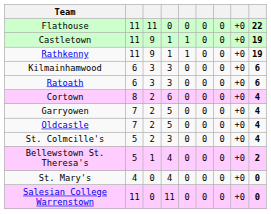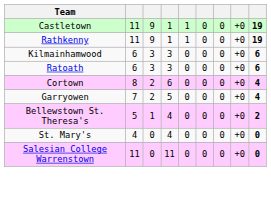- row: (65, 26)
- row: (65, 125)
- row: (65, 139)
